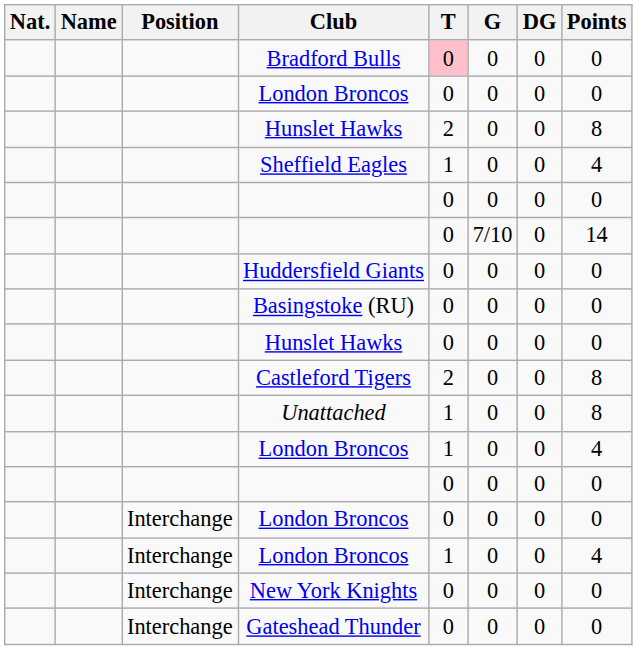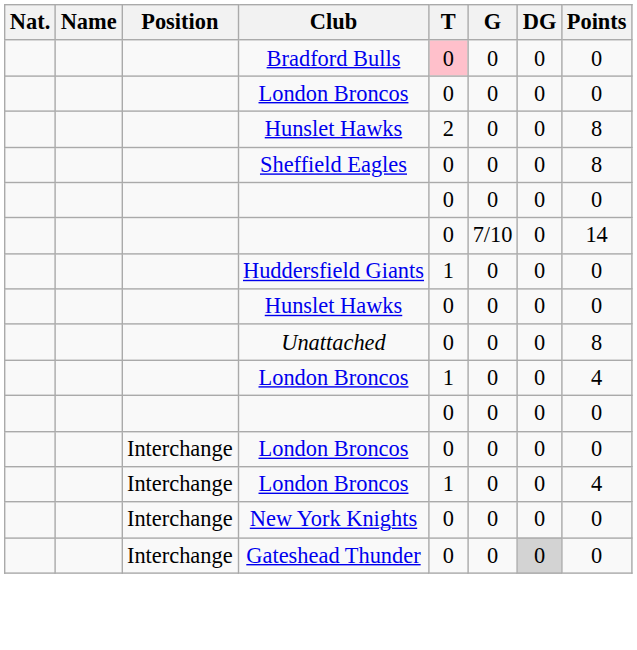(448, 164) 1 -> (448, 164) 0
(597, 164) 4 -> (597, 164) 8
(448, 270) 0 -> (448, 270) 1
- row: (180, 307)
- row: (180, 378)
(448, 413) 1 -> (448, 341) 0
(540, 626) no background -> (540, 555) lightgrey background
